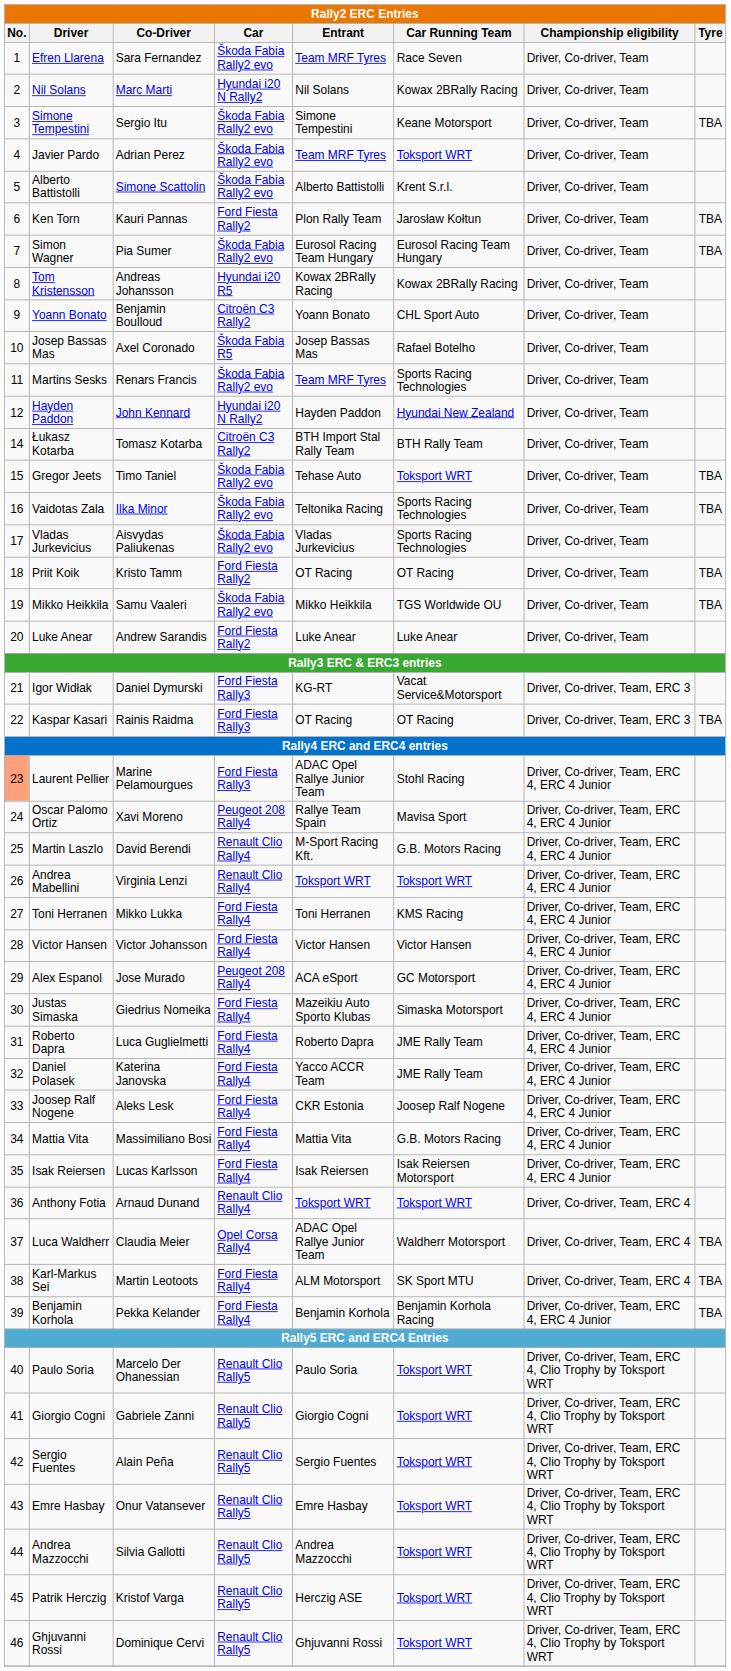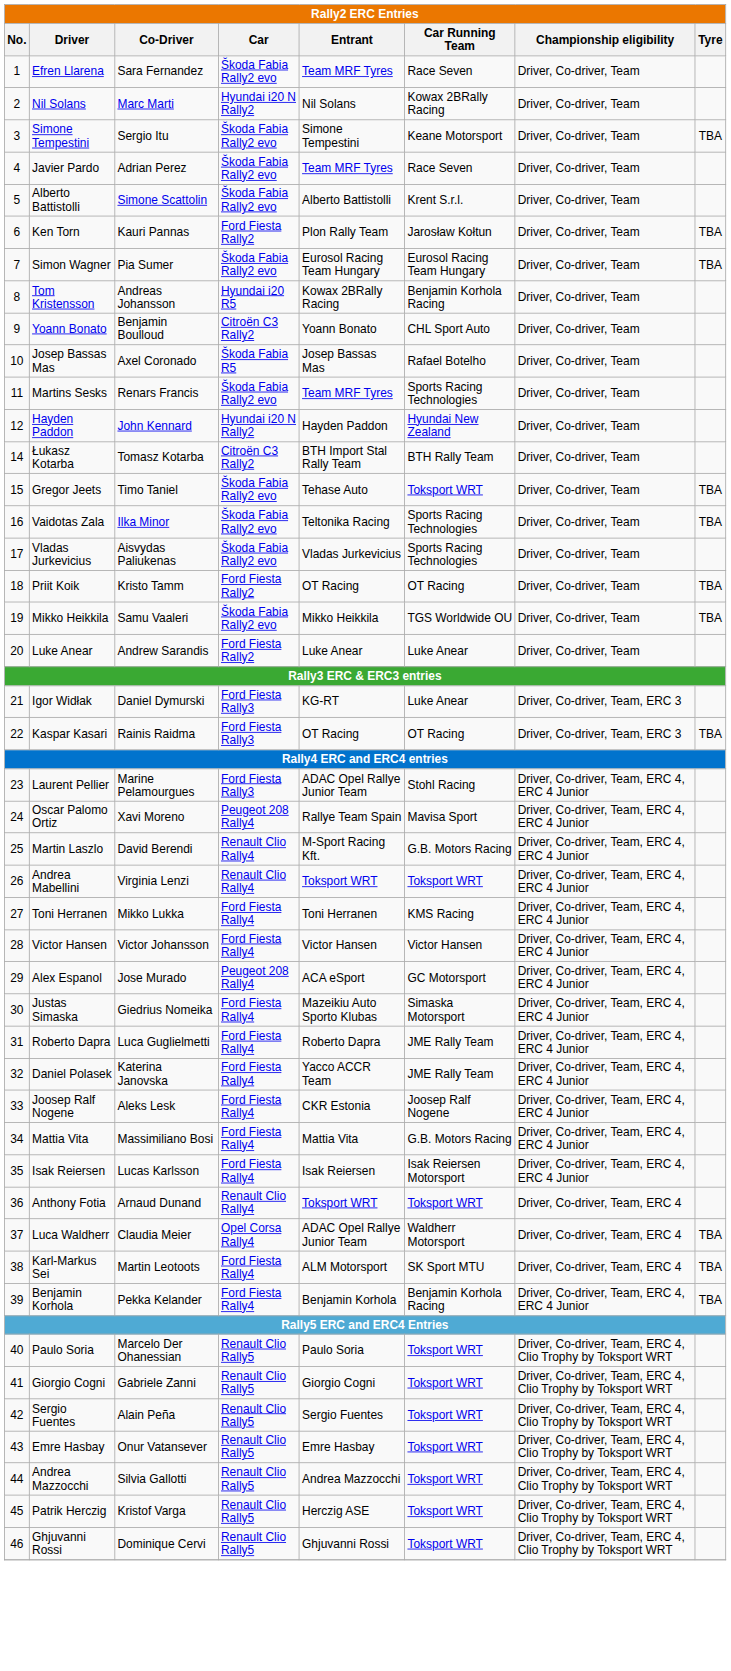(434, 155) Toksport WRT -> (440, 168) Race Seven
(457, 284) Kowax 2BRally Racing -> (455, 297) Benjamin Korhola Racing
(449, 689) Vacat Service&Motorsport -> (438, 702) Luke Anear
(17, 778) lightsalmon background -> (17, 785) no background
